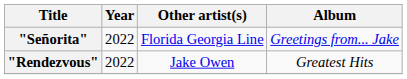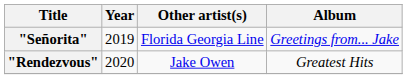(120, 39) 2022 -> (120, 39) 2019
(120, 62) 2022 -> (120, 62) 2020
